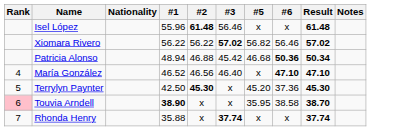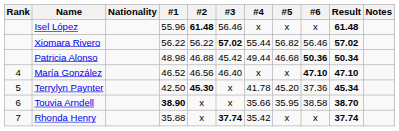+ column: (259, 12)
(173, 58) 48.94 -> (173, 58) 48.98
(318, 88) 45.30 -> (346, 88) 45.34
(18, 103) pink background -> (18, 103) no background
